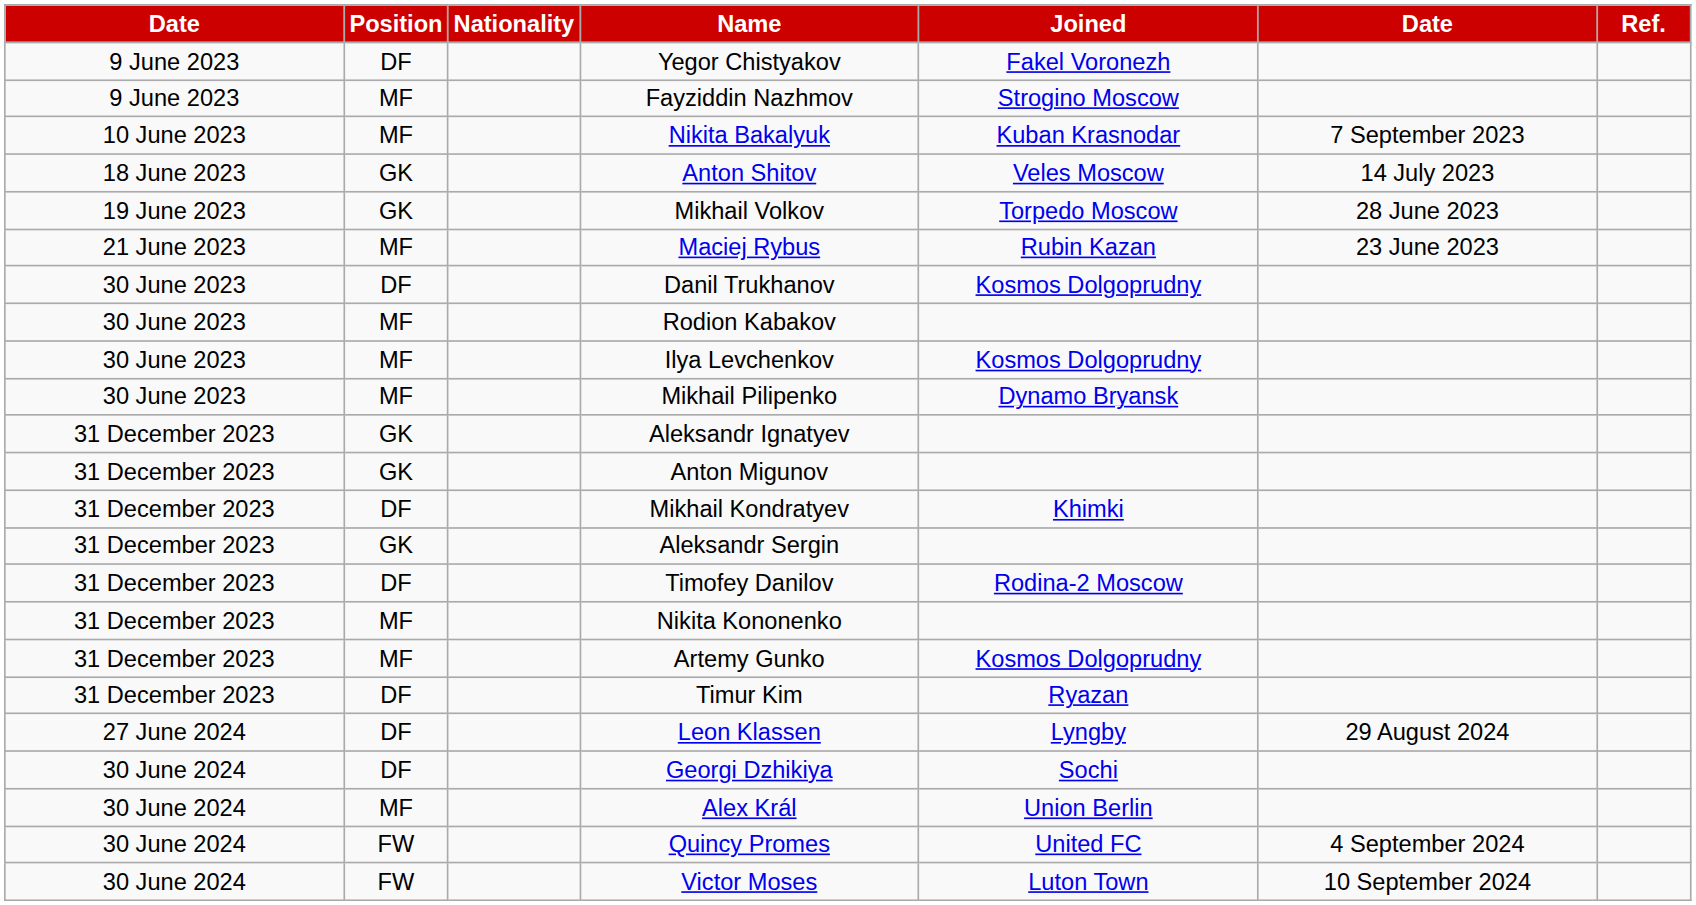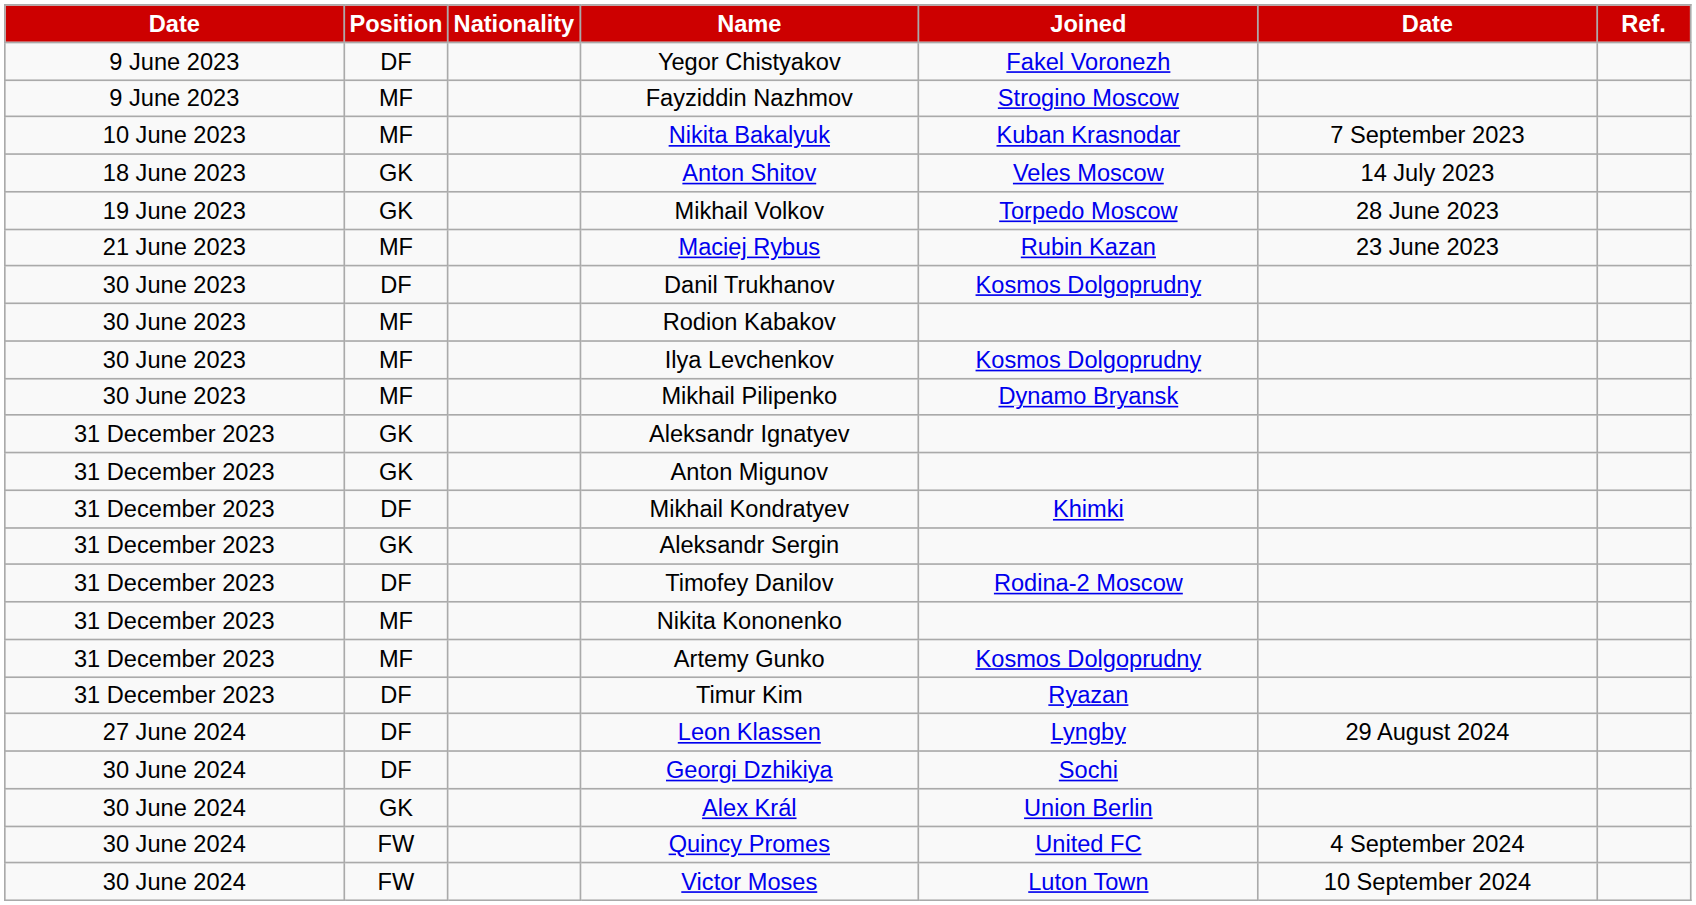(396, 807) MF -> (396, 807) GK
